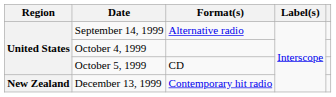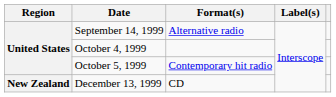(176, 65) CD -> (220, 65) Contemporary hit radio
(220, 83) Contemporary hit radio -> (176, 83) CD
